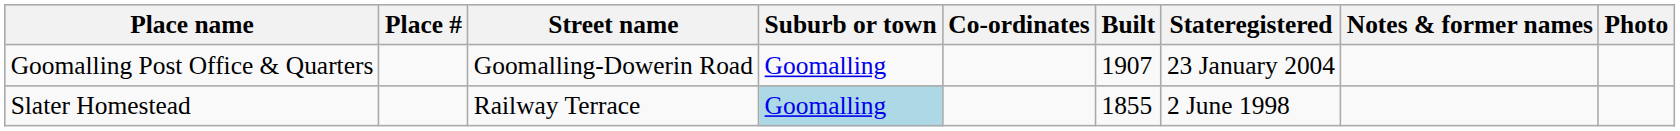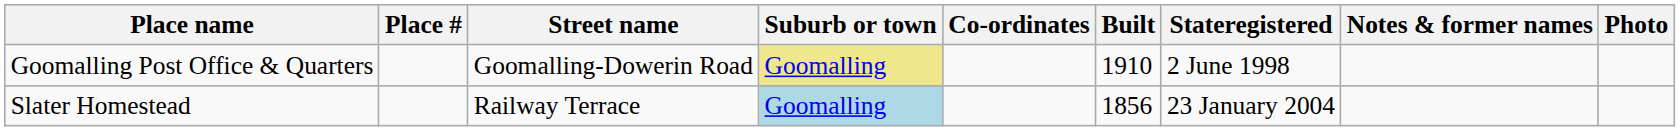(825, 65) no background -> (825, 65) khaki background
(1127, 65) 1907 -> (1127, 65) 1910
(1251, 65) 23 January 2004 -> (1228, 65) 2 June 1998
(1127, 105) 1855 -> (1127, 105) 1856
(1228, 105) 2 June 1998 -> (1251, 105) 23 January 2004
